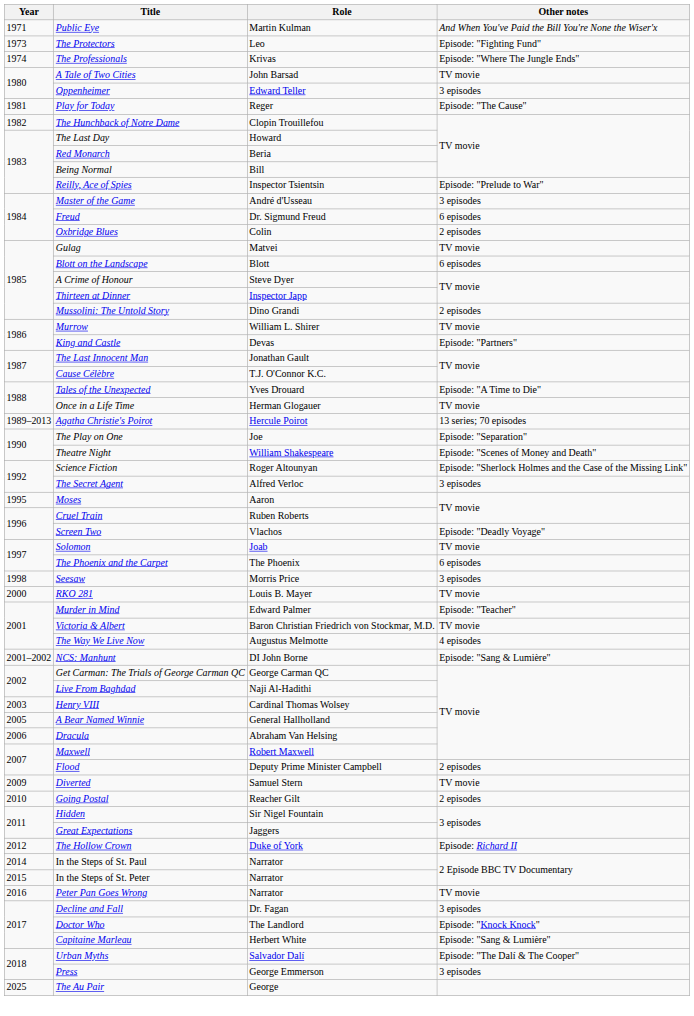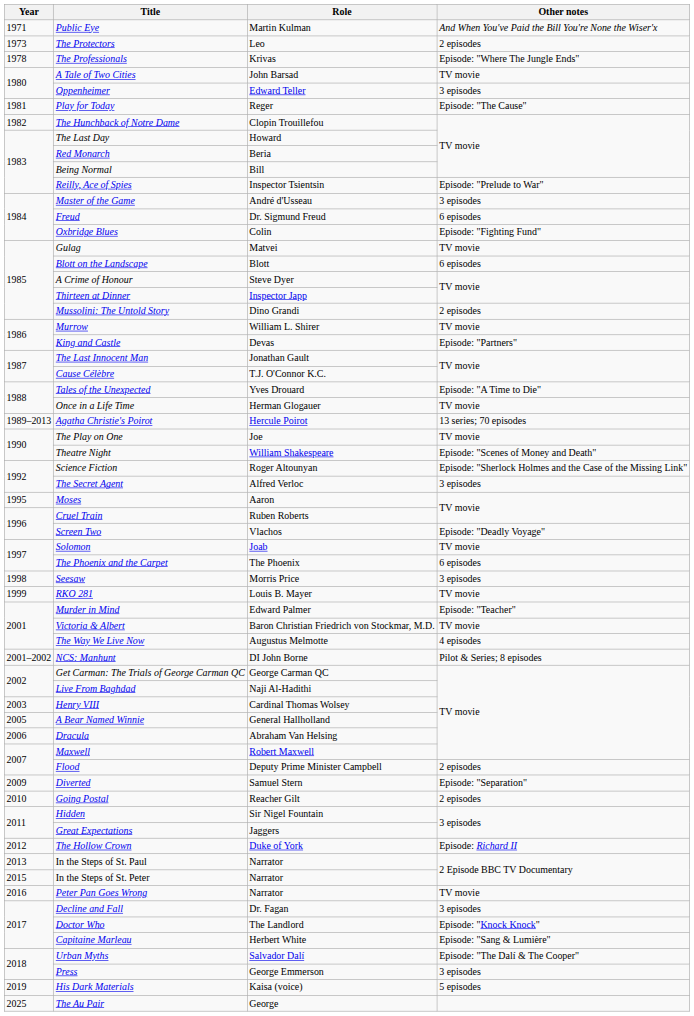(490, 43) Episode: "Fighting Fund" -> (460, 43) 2 episodes
(17, 59) 1974 -> (17, 59) 1978
(460, 232) 2 episodes -> (490, 232) Episode: "Fighting Fund"
(483, 437) Episode: "Separation" -> (459, 437) TV movie
(17, 594) 2000 -> (17, 594) 1999
(495, 657) Episode: "Sang & Lumière" -> (490, 657) Pilot & Series; 8 episodes
(459, 783) TV movie -> (483, 783) Episode: "Separation"
(17, 861) 2014 -> (17, 861) 2013
+ row: (95, 987)
